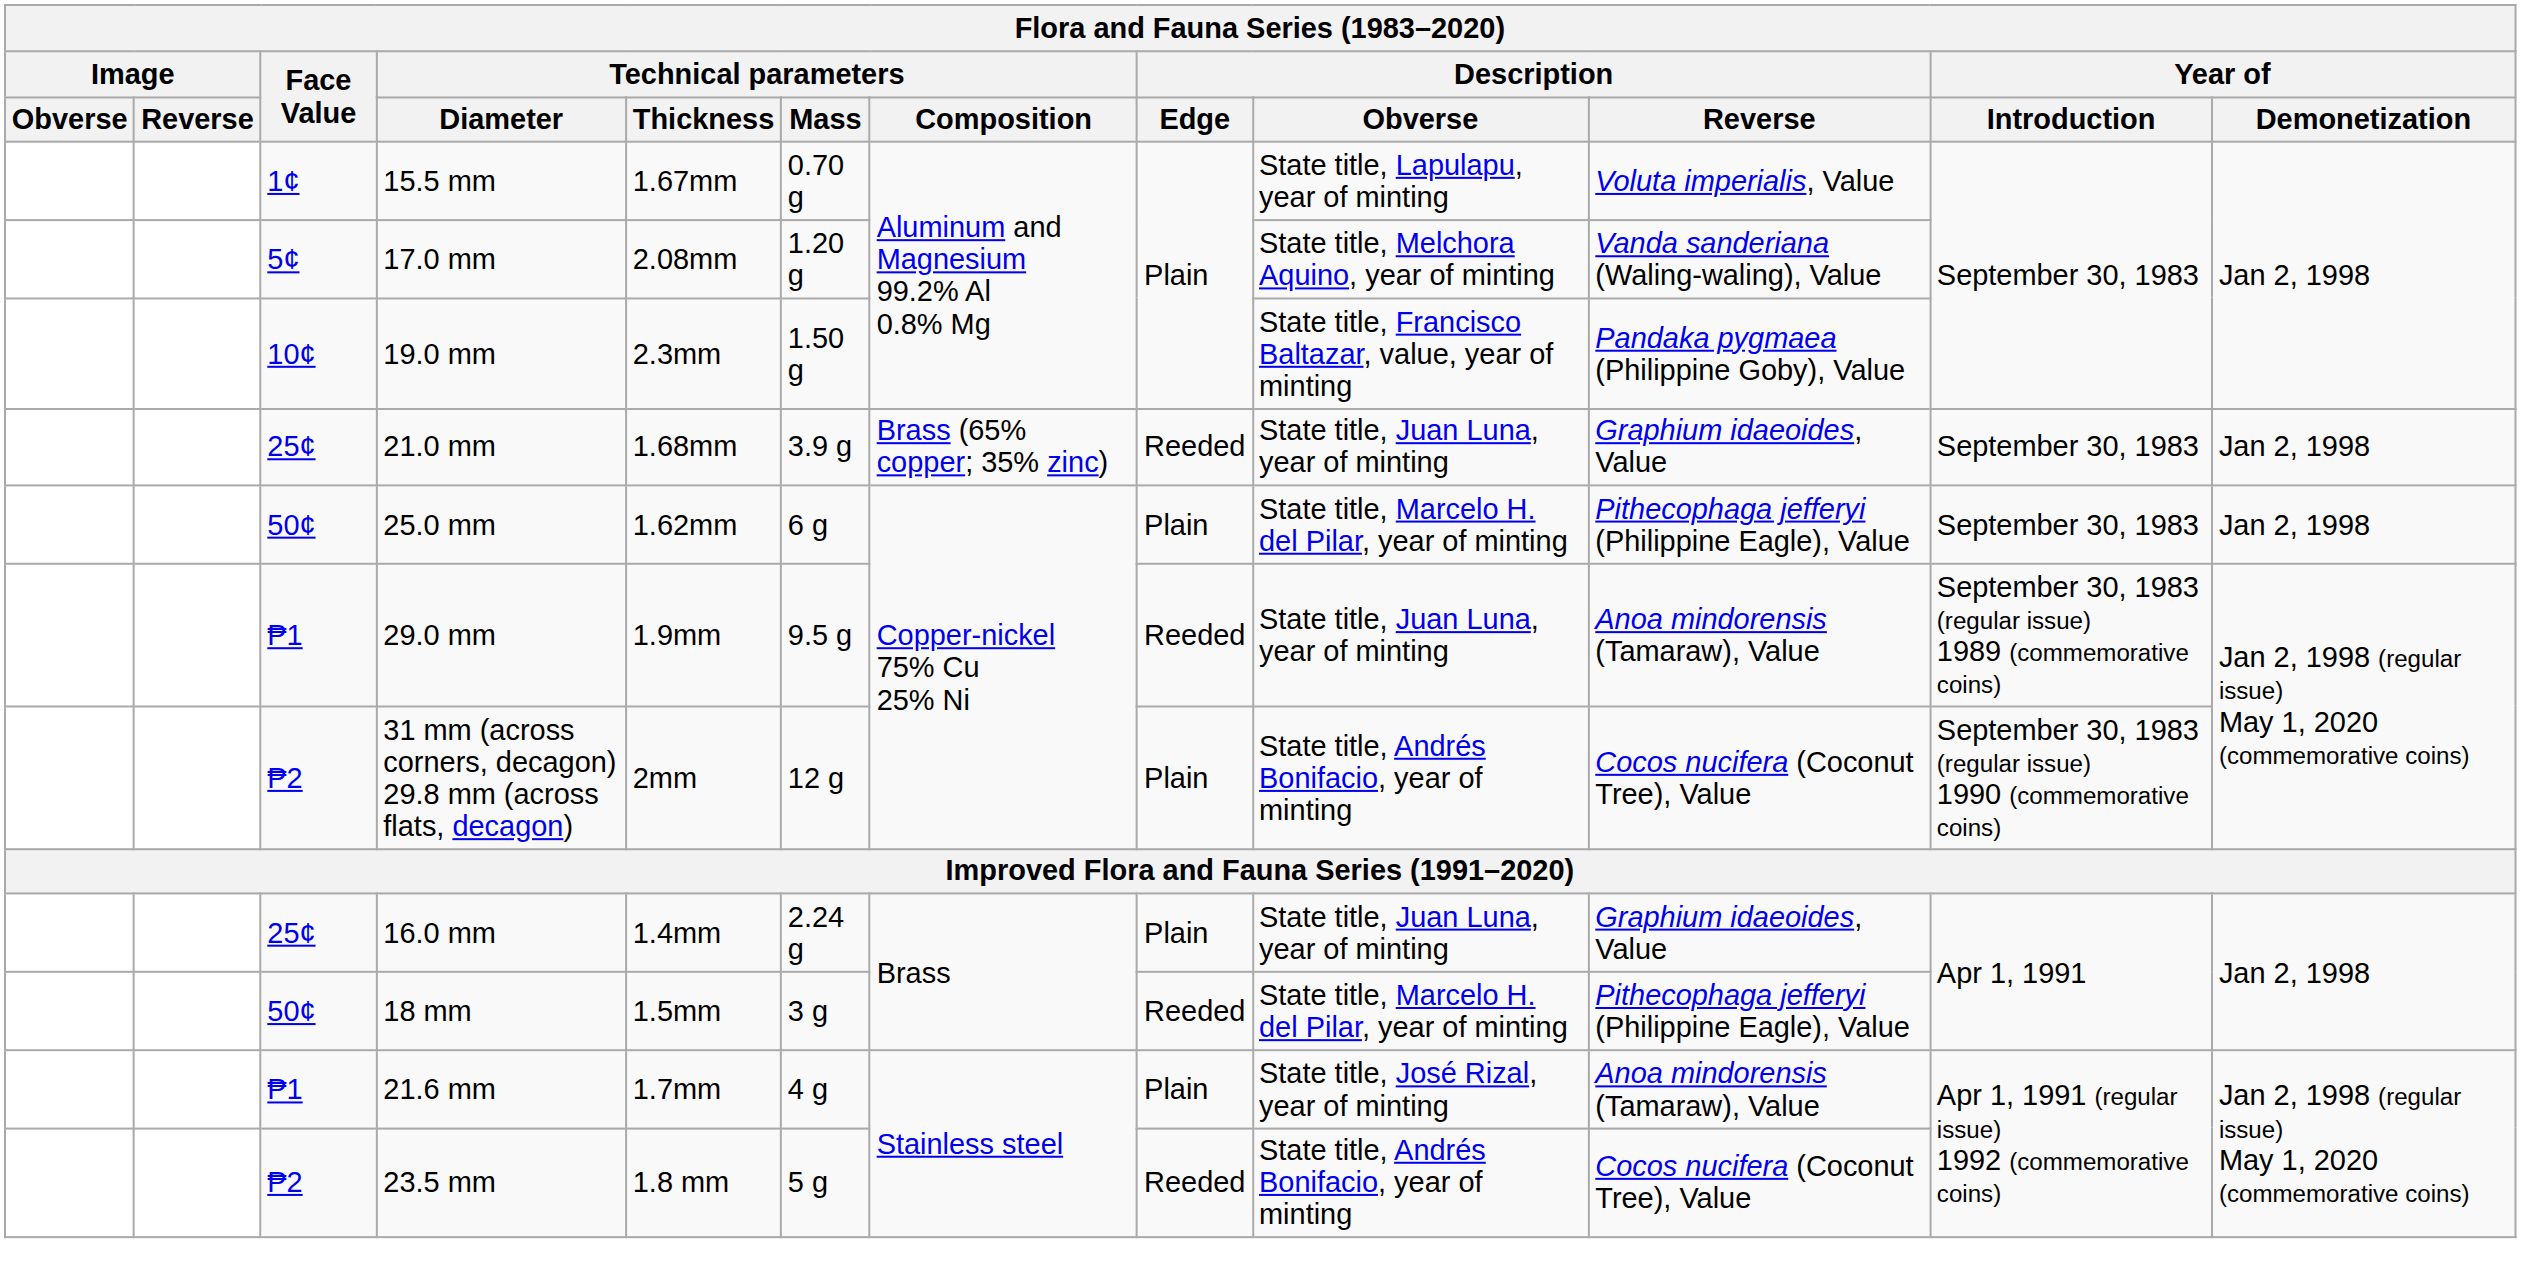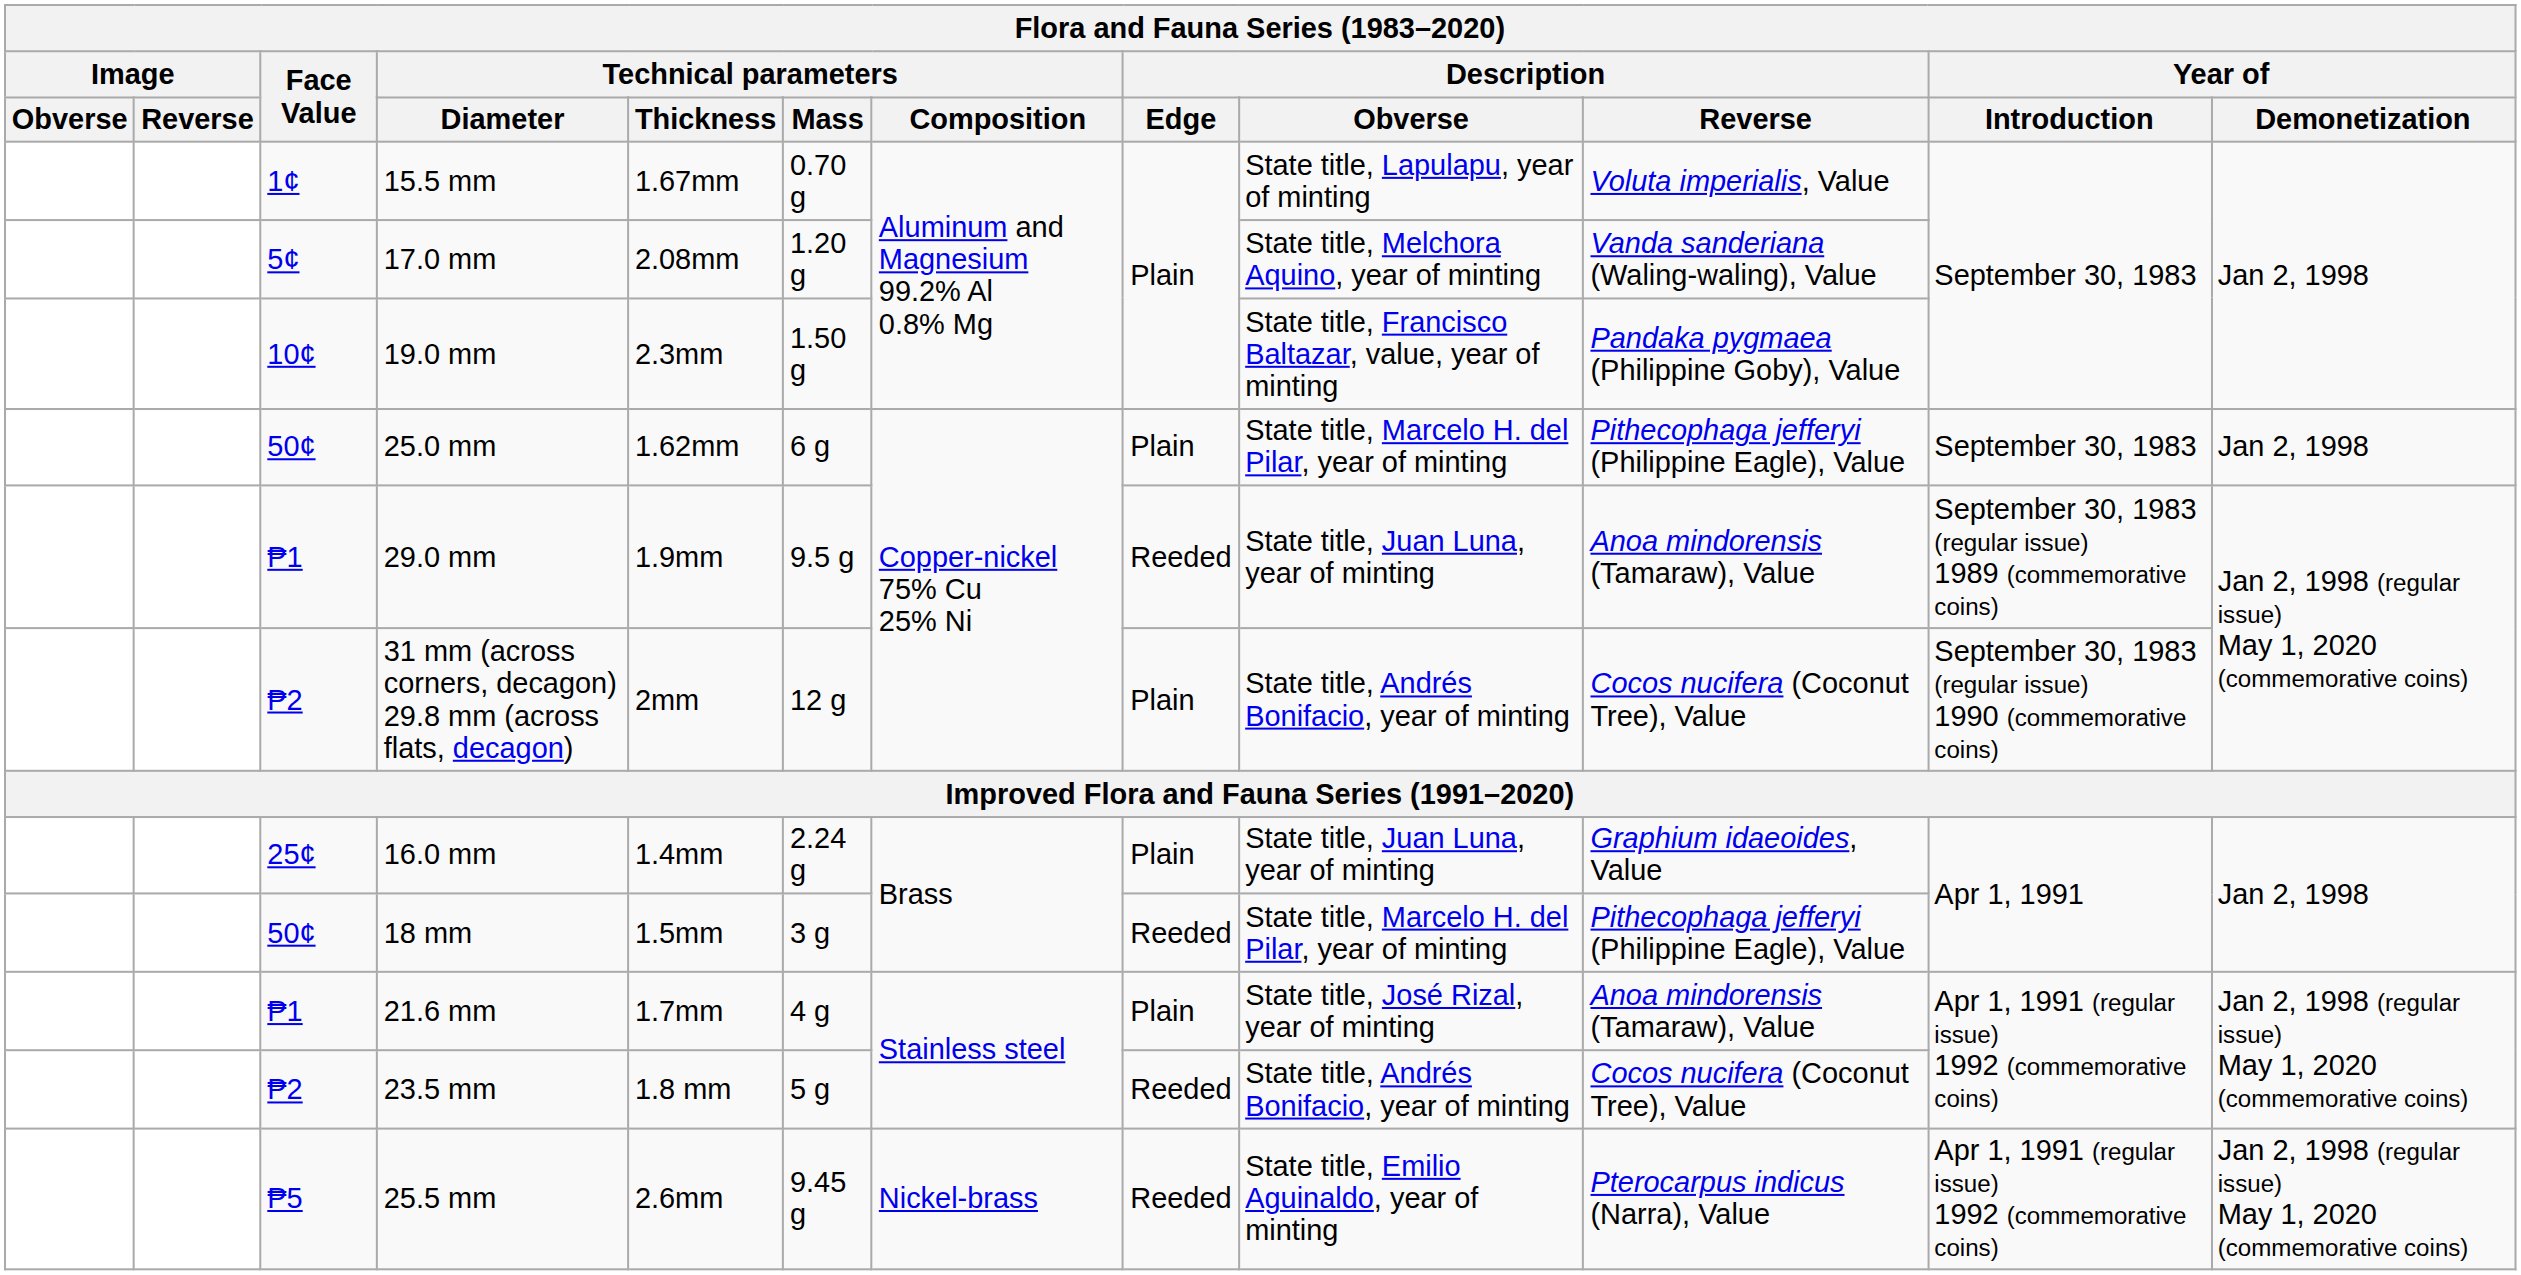- row: (440, 447)
+ row: (440, 1199)
